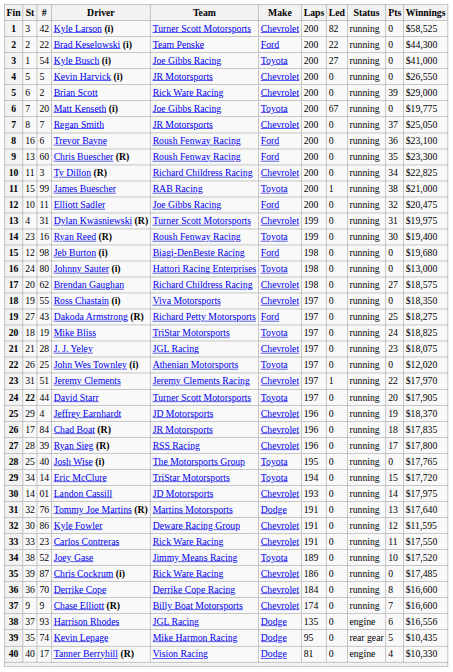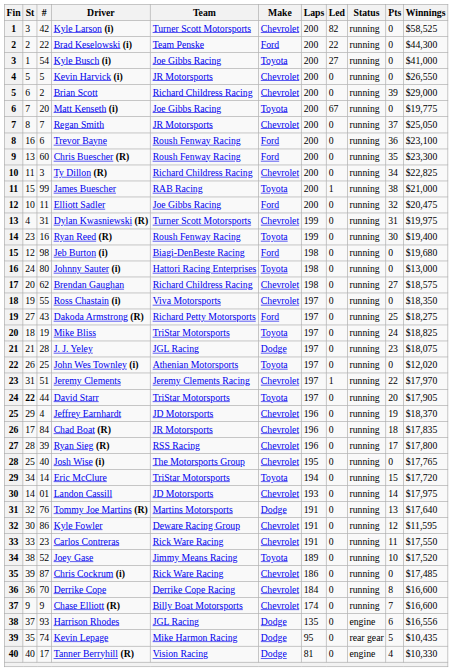(188, 92) Rick Ware Racing -> (203, 92) Richard Childress Racing
(280, 349) Chevrolet -> (274, 349) Dodge
(202, 397) Turner Scott Motorsports -> (191, 397) TriStar Motorsports
(274, 461) Toyota -> (280, 461) Chevrolet
